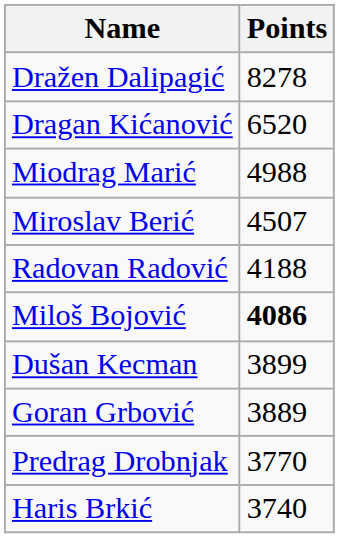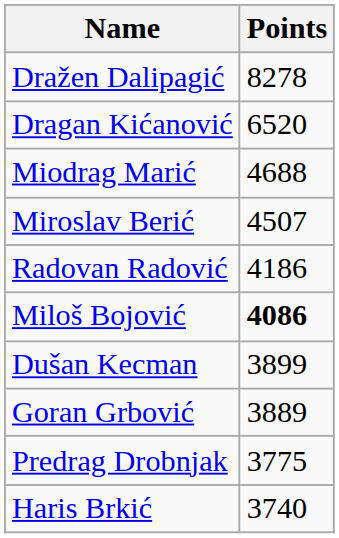(277, 172) 4988 -> (277, 172) 4688
(277, 268) 4188 -> (277, 268) 4186
(277, 460) 3770 -> (277, 460) 3775
